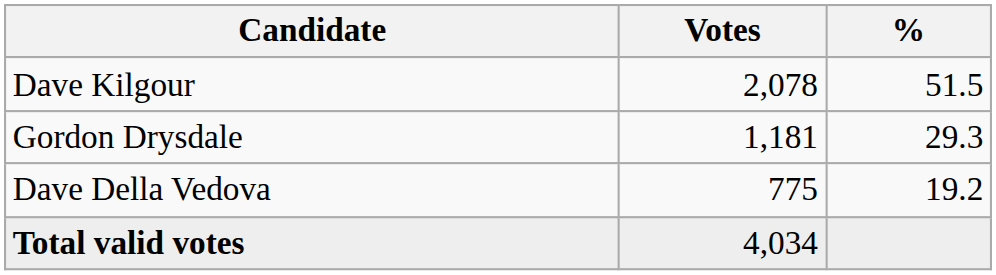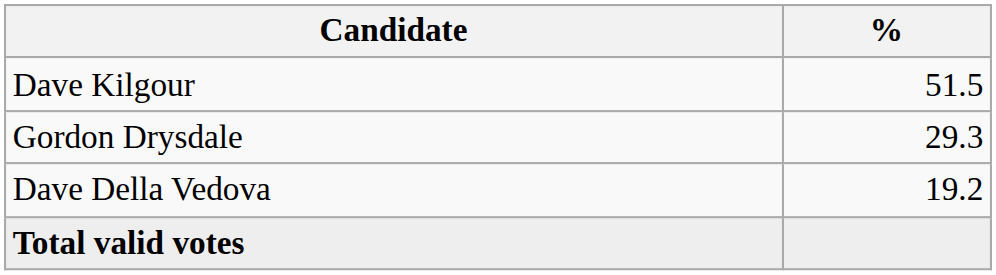- column: (723, 30)
